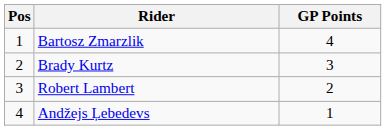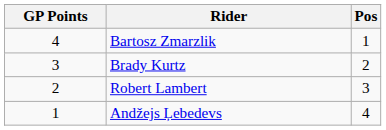columns swapped: (19, 16) <-> (330, 16)
